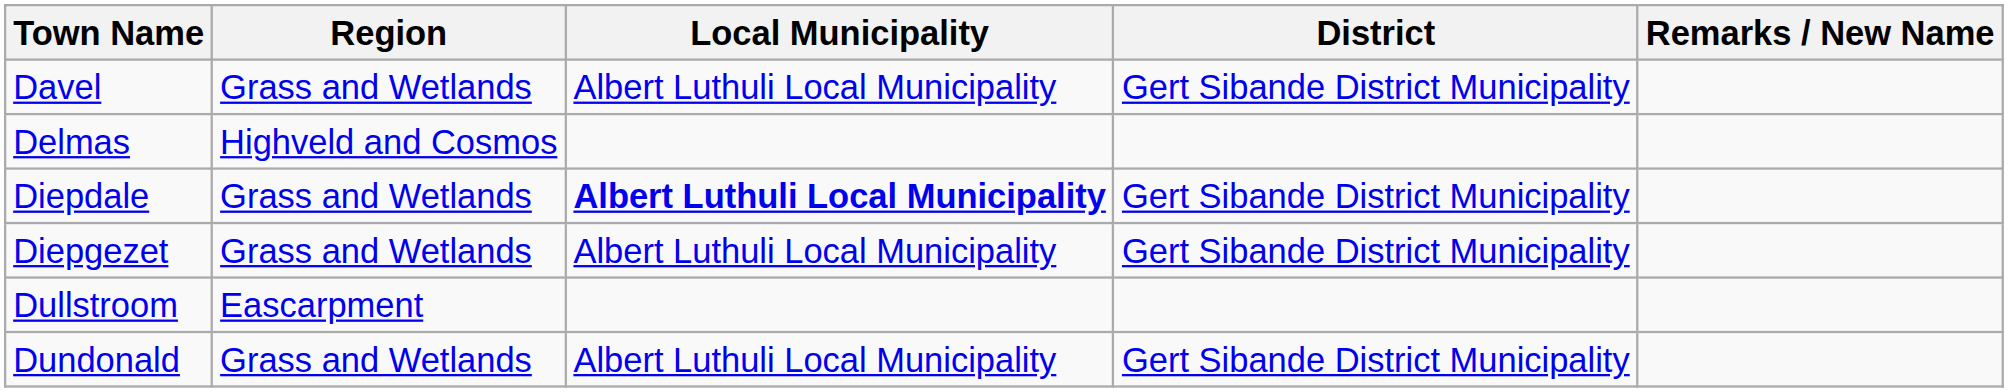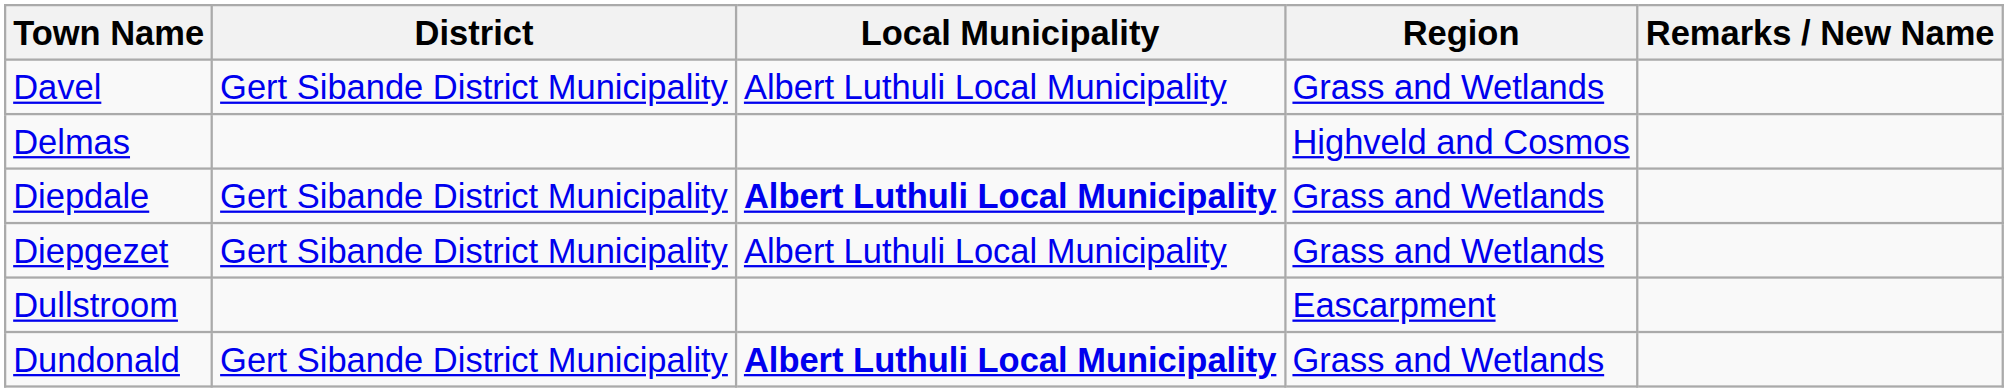columns swapped: (389, 33) <-> (1376, 33)
(815, 360) normal -> (1010, 360) bold
